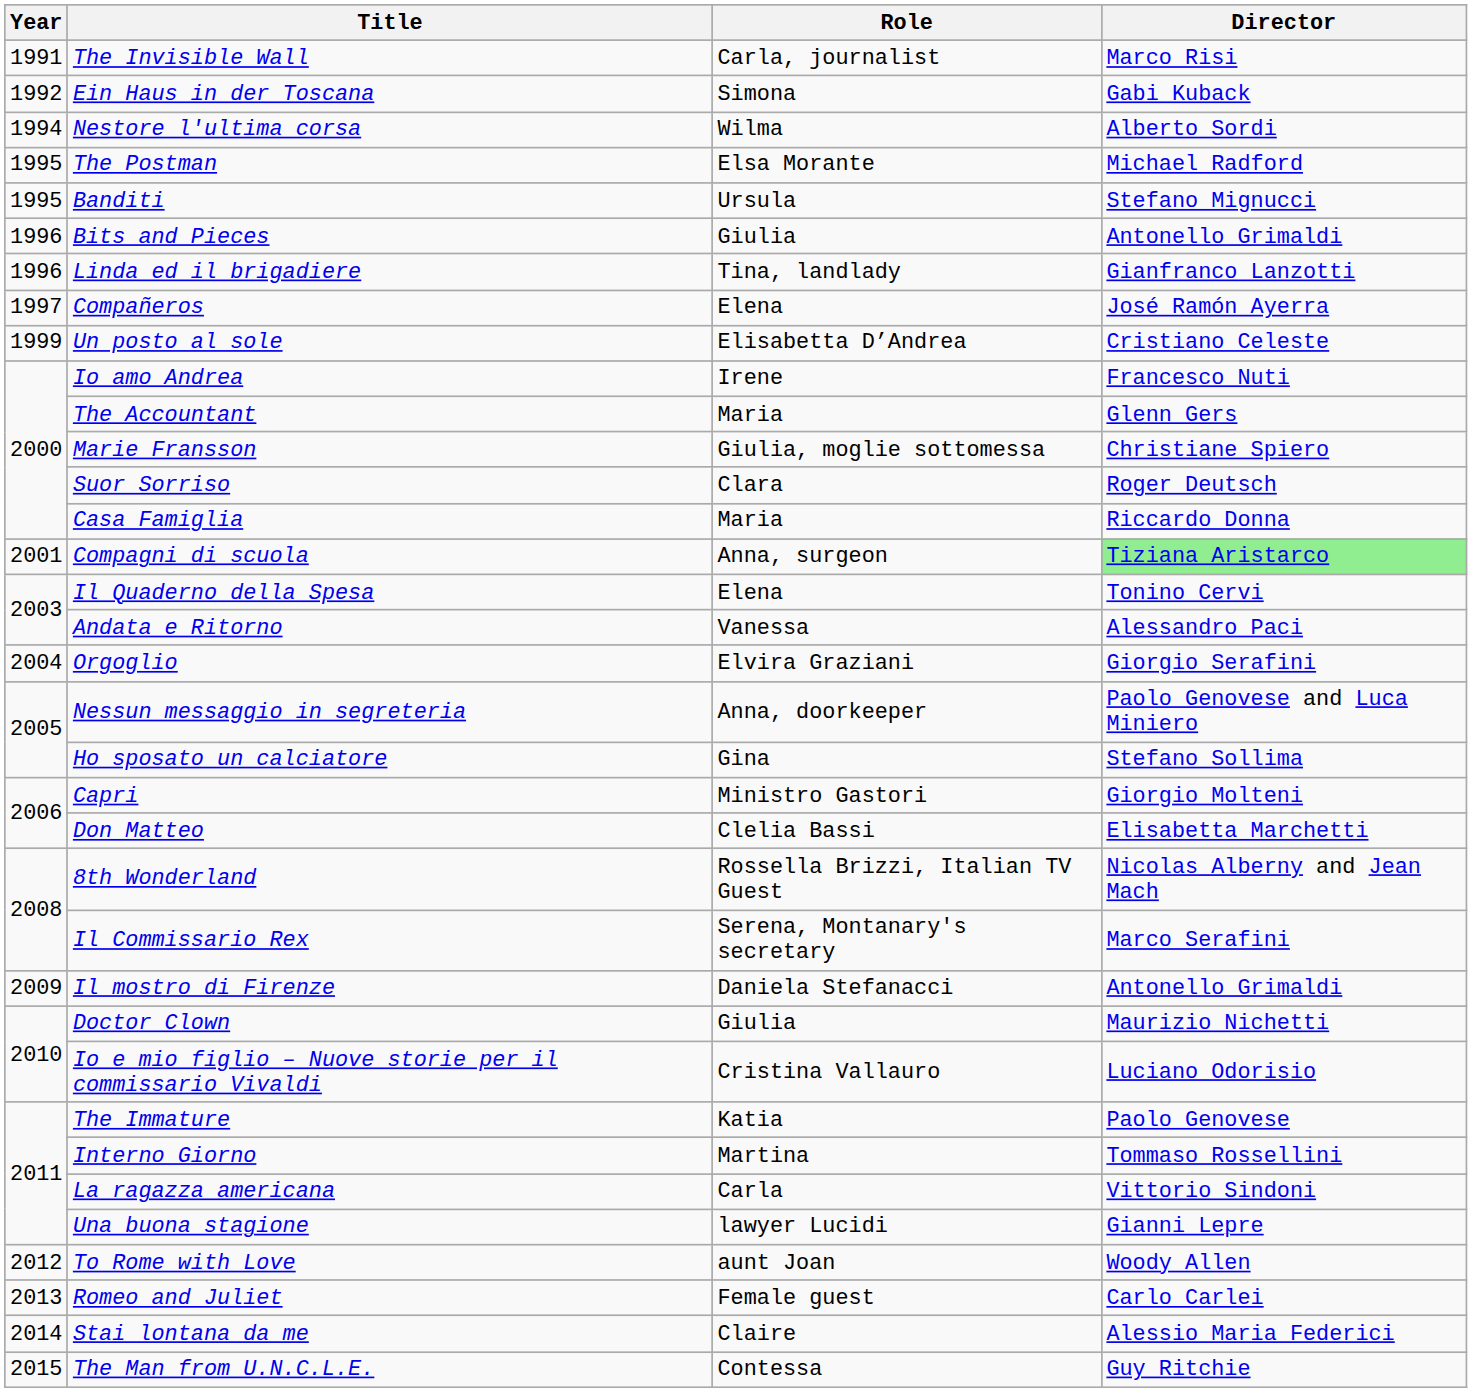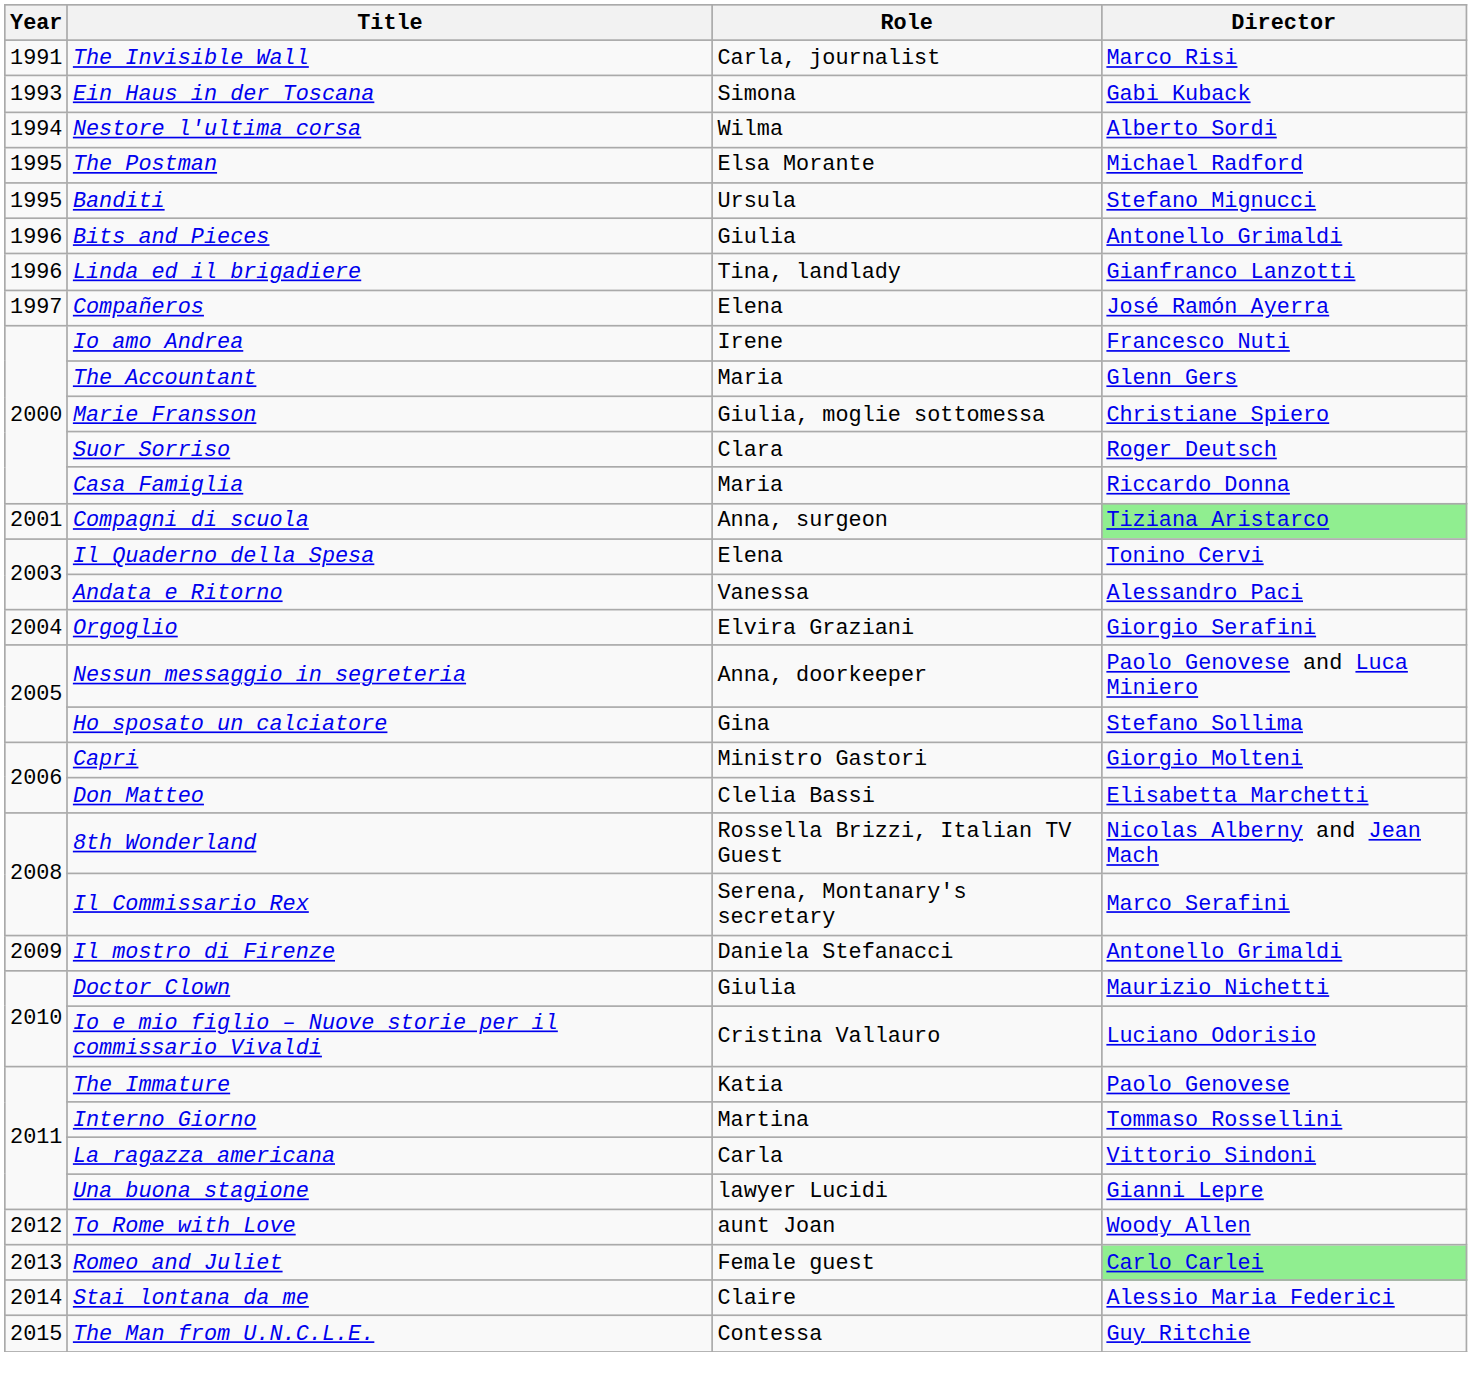(36, 94) 1992 -> (36, 94) 1993
- row: (178, 343)
(1185, 1298) no background -> (1185, 1262) lightgreen background
